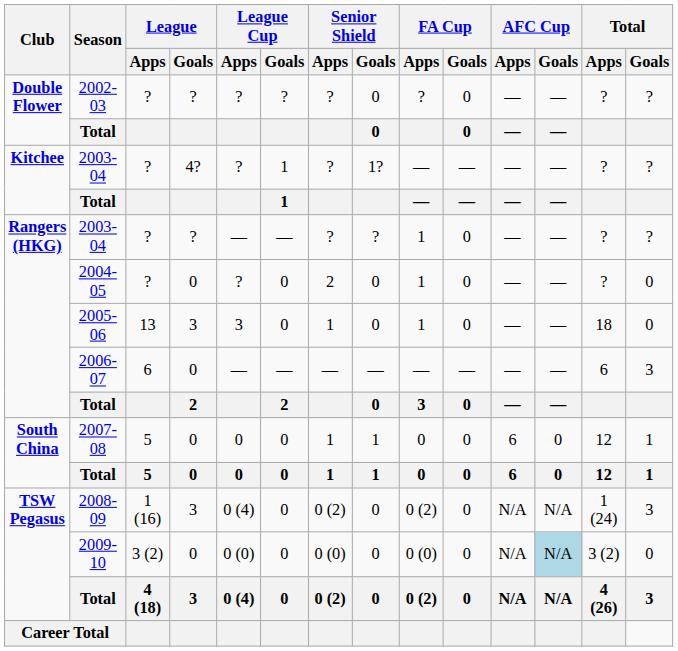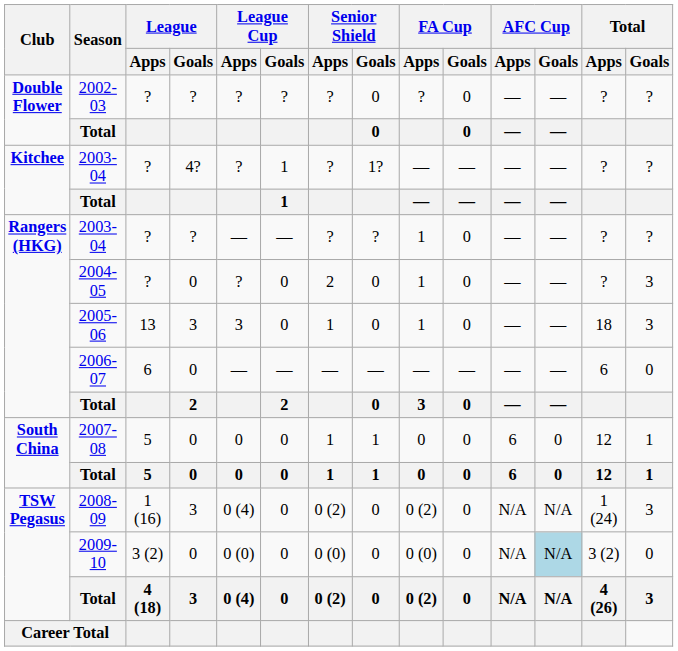(649, 281) 0 -> (649, 281) 3
(649, 325) 0 -> (649, 325) 3
(649, 369) 3 -> (649, 369) 0
